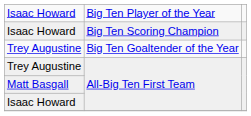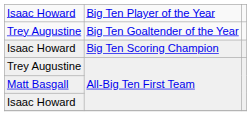rows swapped: (41, 31) <-> (44, 48)
